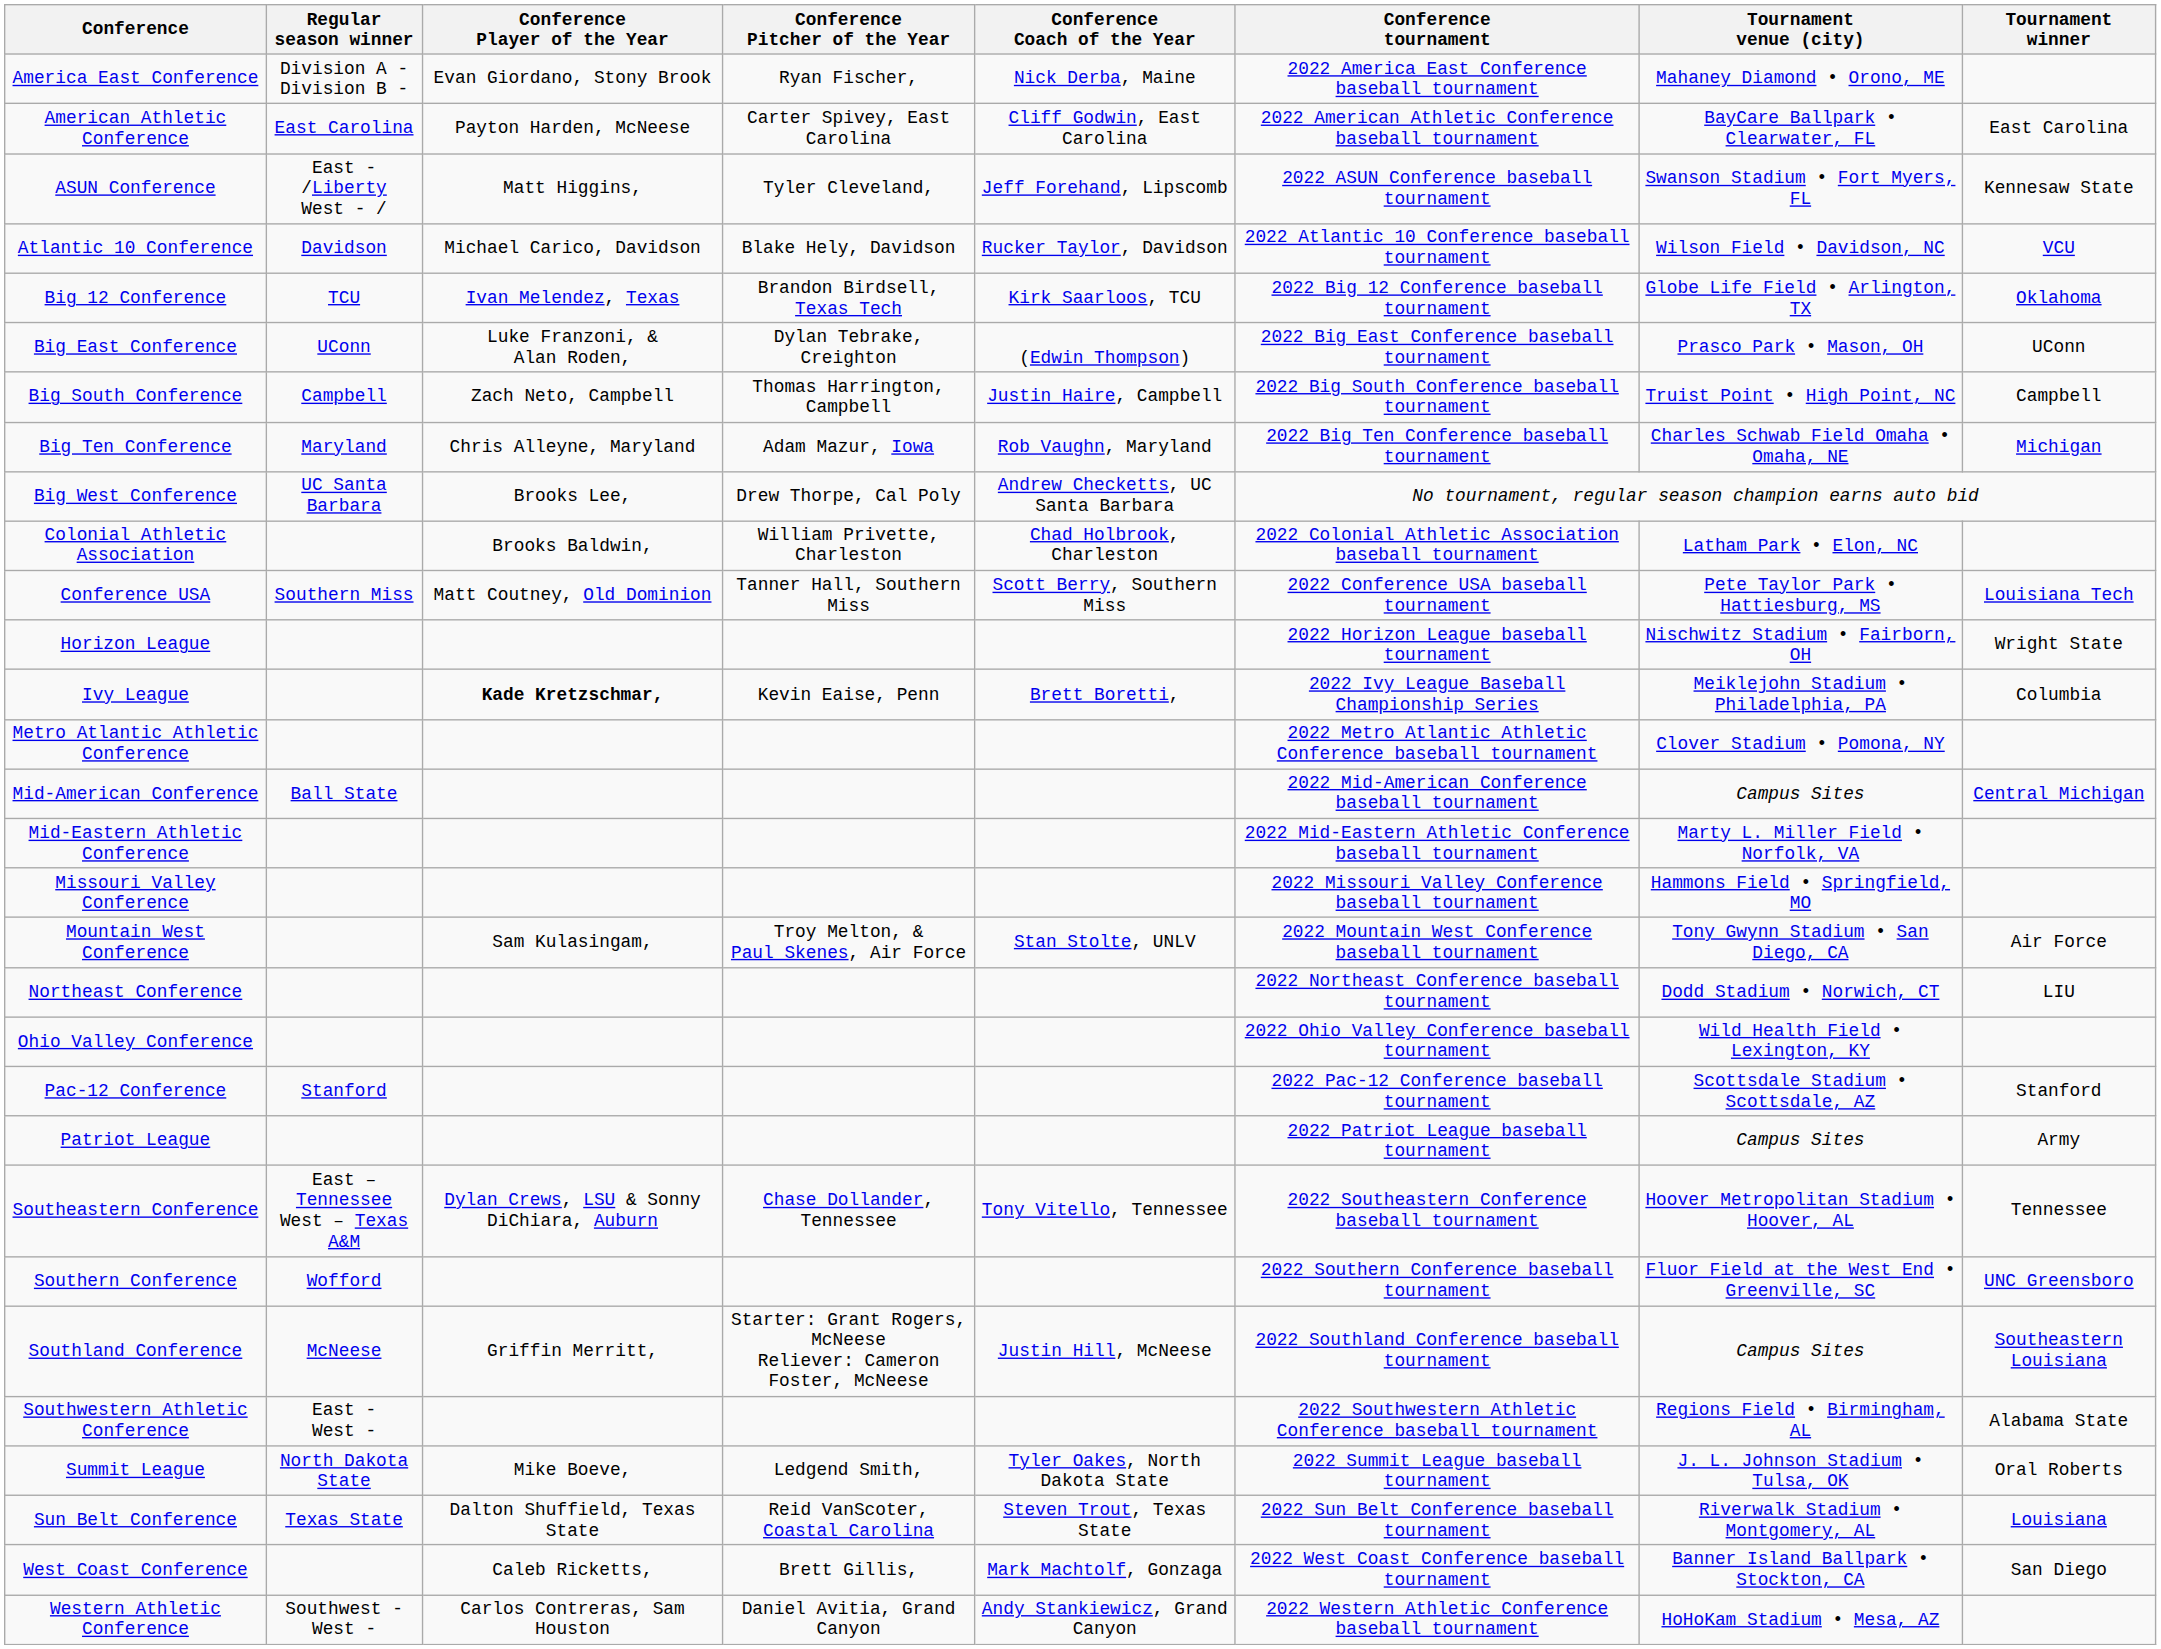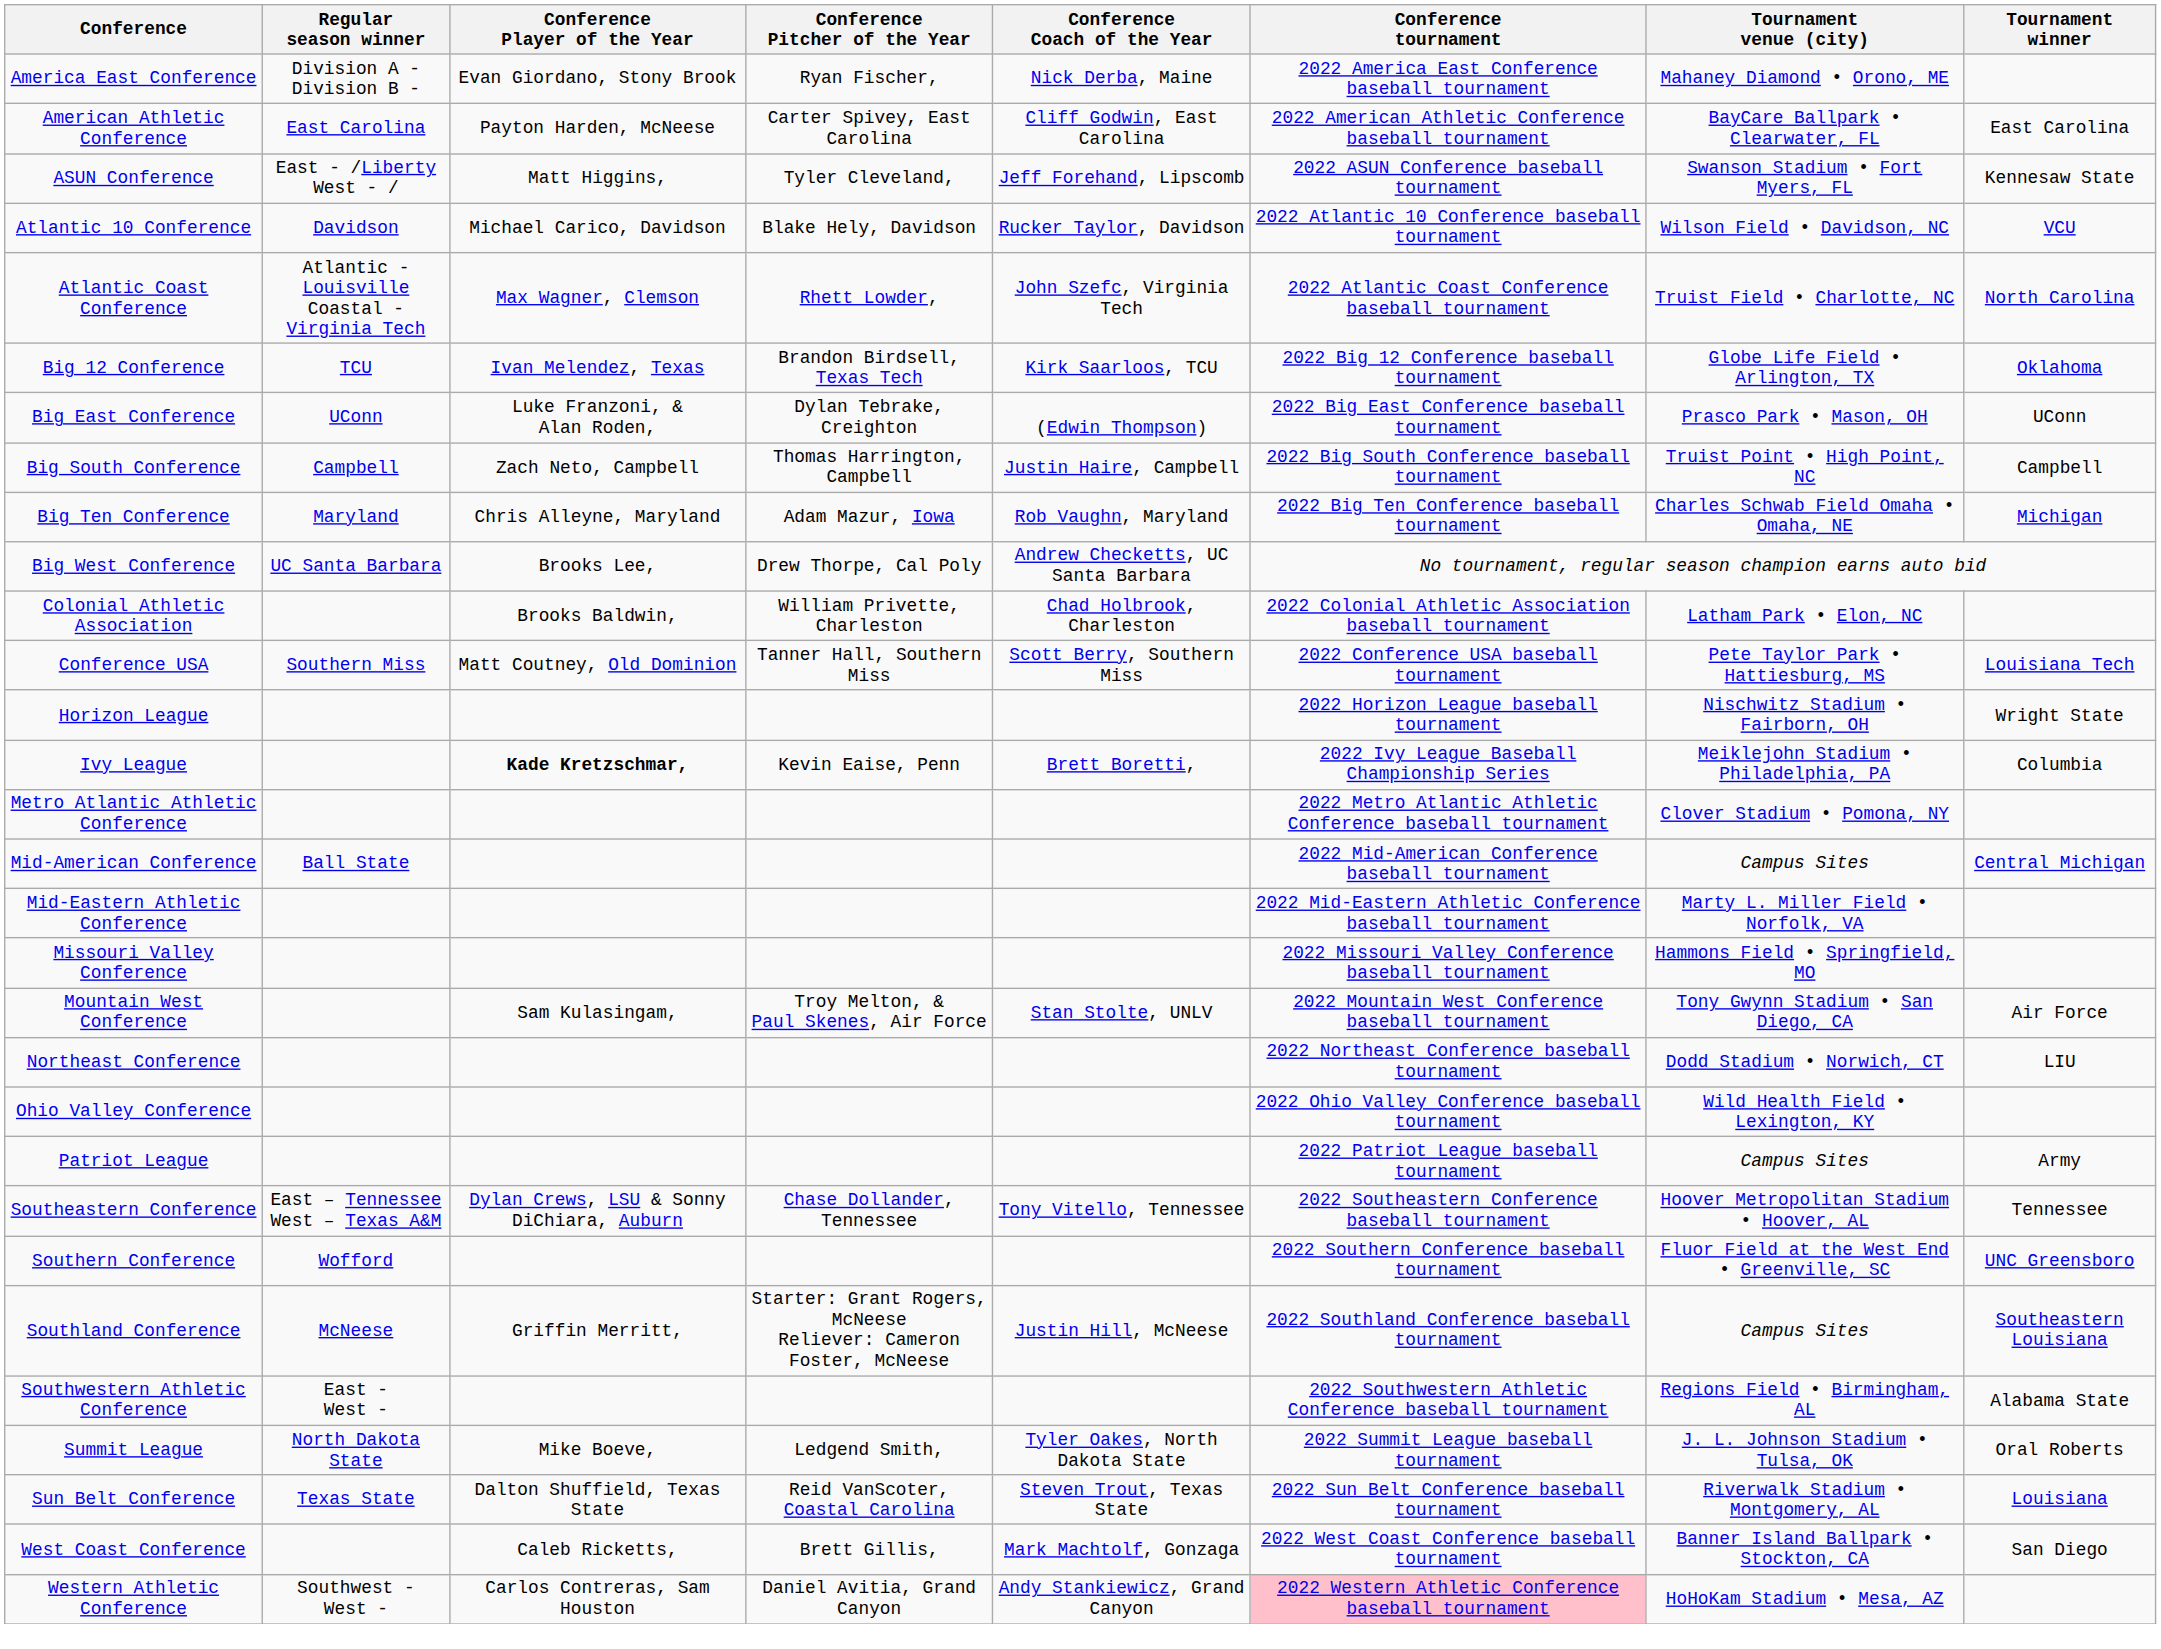+ row: (134, 298)
- row: (135, 1091)
(1437, 1620) no background -> (1448, 1599) pink background
